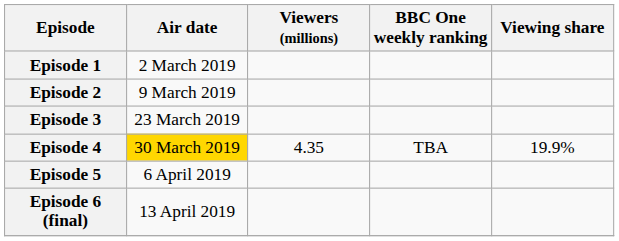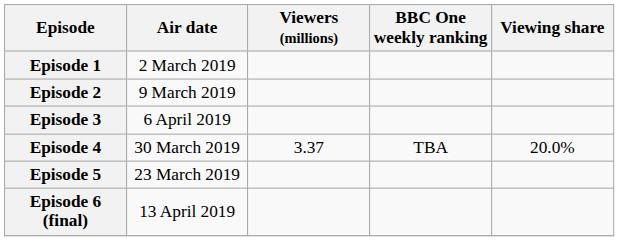(187, 119) 23 March 2019 -> (187, 119) 6 April 2019
(187, 147) gold background -> (187, 147) no background
(309, 147) 4.35 -> (309, 147) 3.37
(552, 147) 19.9% -> (552, 147) 20.0%
(187, 174) 6 April 2019 -> (187, 174) 23 March 2019
